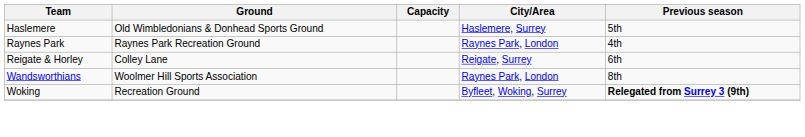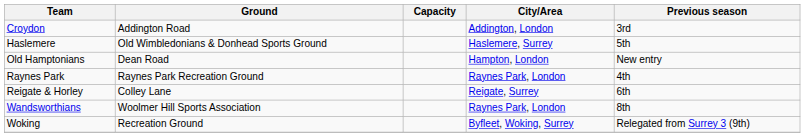+ row: (26, 28)
+ row: (46, 60)
(678, 92) bold -> (683, 124) normal
